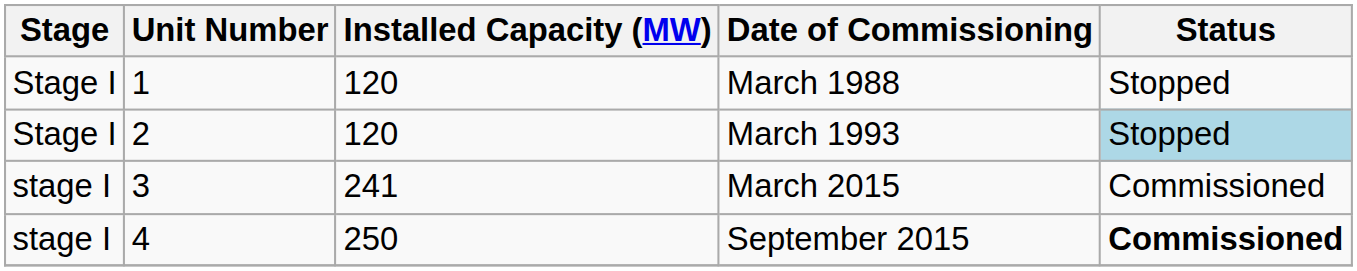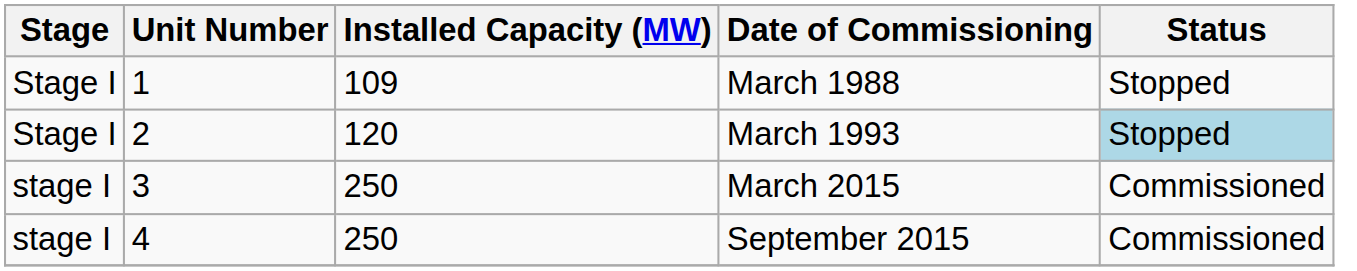(371, 82) 120 -> (371, 82) 109
(371, 186) 241 -> (371, 186) 250
(1226, 238) bold -> (1217, 238) normal
